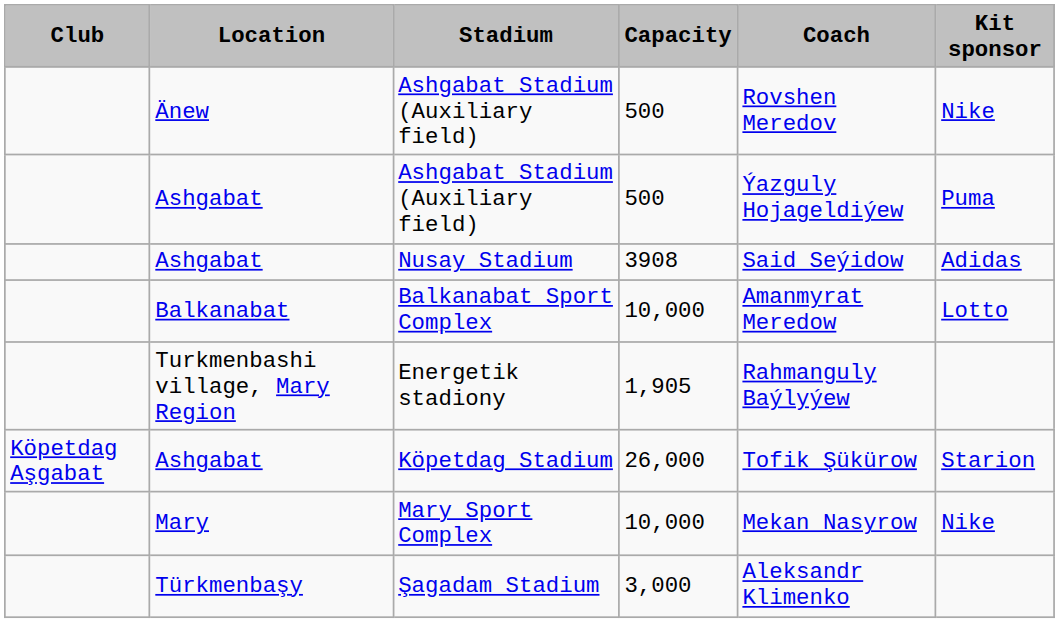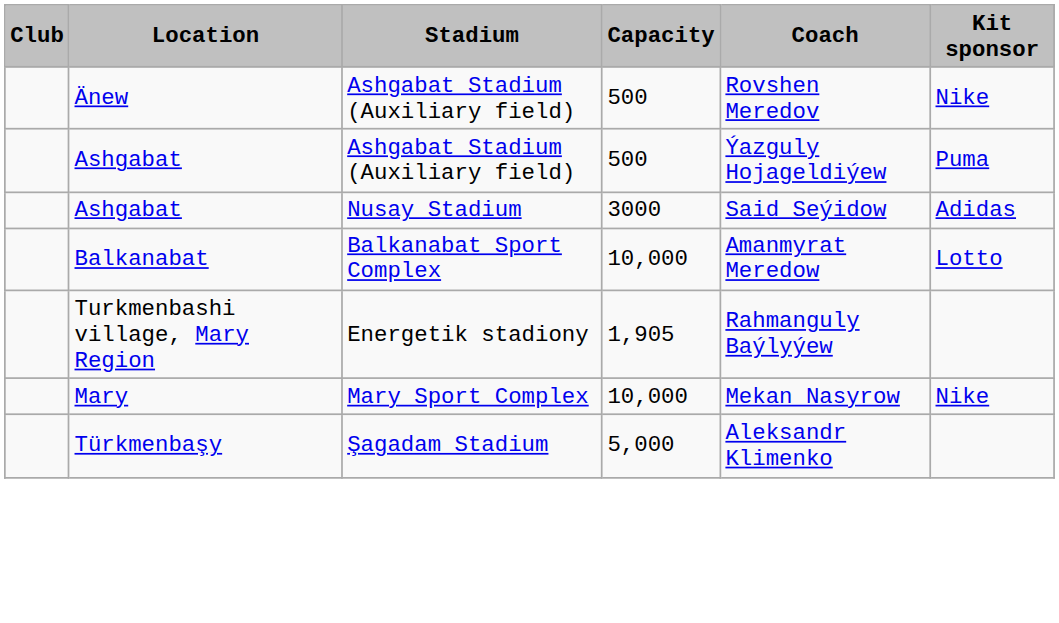(651, 261) 3908 -> (634, 210) 3000
- row: (209, 461)
(658, 586) 3,000 -> (641, 446) 5,000
